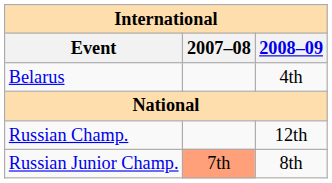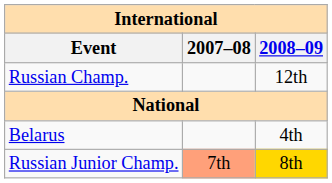rows swapped: (37, 76) <-> (69, 134)
(291, 163) no background -> (291, 163) gold background
